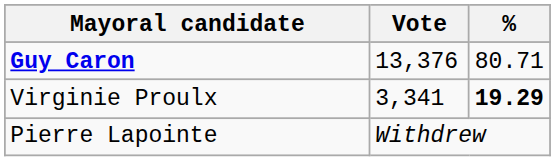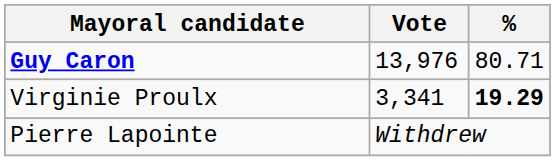(417, 61) 13,376 -> (417, 61) 13,976
